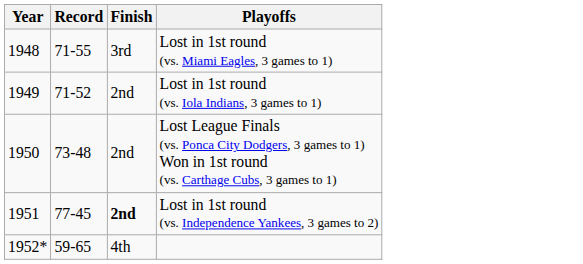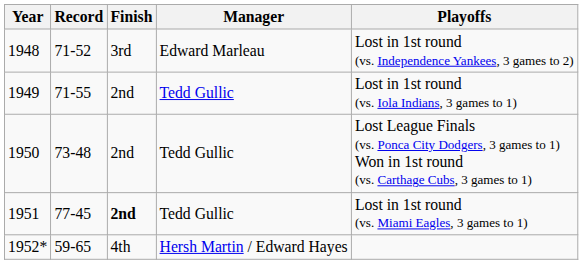+ column: (254, 16)
(73, 50) 71-55 -> (73, 50) 71-52
(246, 50) Lost in 1st round (vs. Miami Eagles, 3 games to 1) -> (464, 50) Lost in 1st round (vs. Independence Yankees, 3 games to 2)
(73, 93) 71-52 -> (73, 93) 71-55
(269, 213) Lost in 1st round (vs. Independence Yankees, 3 games to 2) -> (441, 213) Lost in 1st round (vs. Miami Eagles, 3 games to 1)
